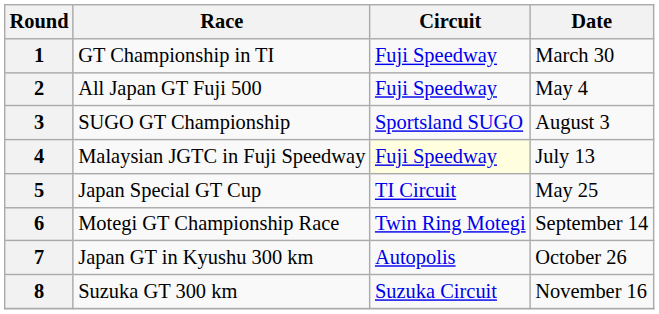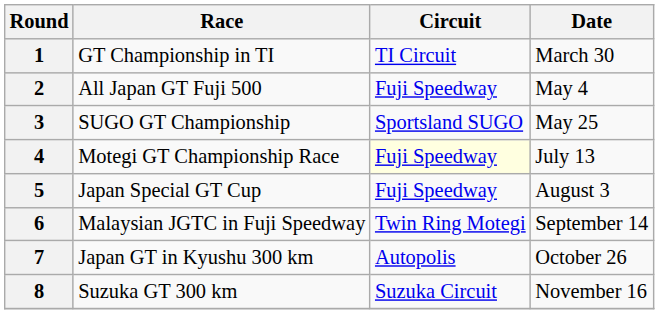(436, 55) Fuji Speedway -> (416, 55) TI Circuit
(572, 122) August 3 -> (567, 122) May 25
(222, 156) Malaysian JGTC in Fuji Speedway -> (209, 156) Motegi GT Championship Race
(416, 190) TI Circuit -> (436, 190) Fuji Speedway
(567, 190) May 25 -> (572, 190) August 3
(209, 224) Motegi GT Championship Race -> (222, 224) Malaysian JGTC in Fuji Speedway
